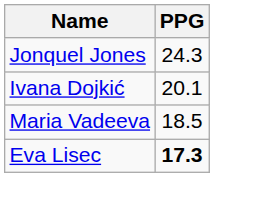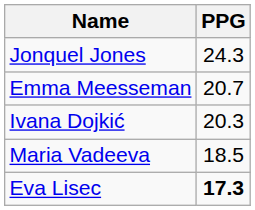+ row: (100, 88)
(182, 88) 20.1 -> (224, 121) 20.3
